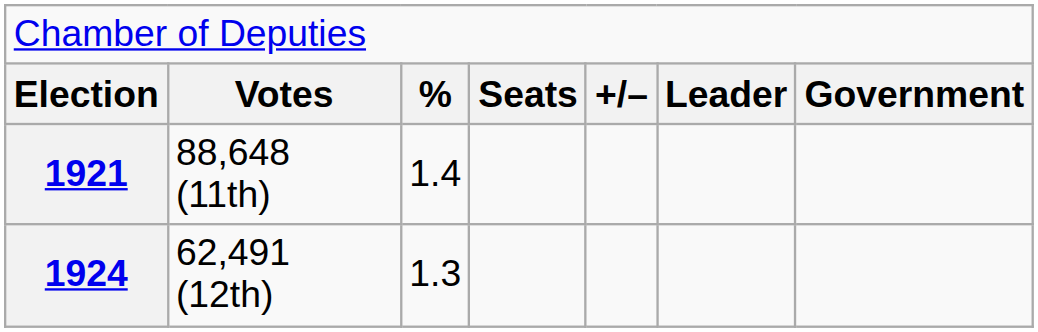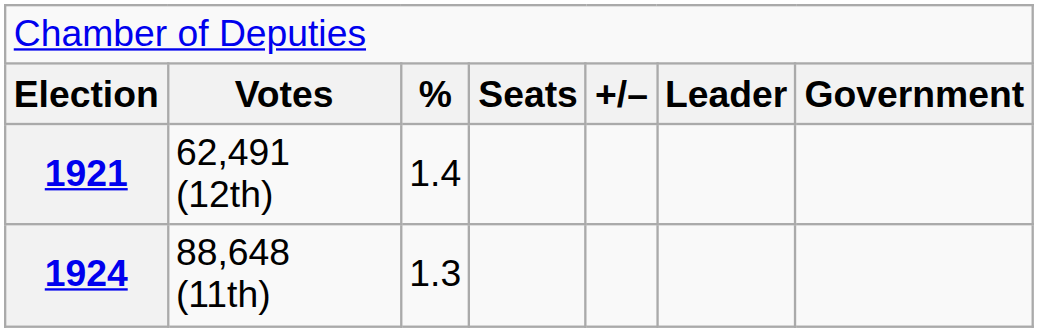(233, 173) 88,648 (11th) -> (233, 173) 62,491 (12th)
(233, 274) 62,491 (12th) -> (233, 274) 88,648 (11th)
